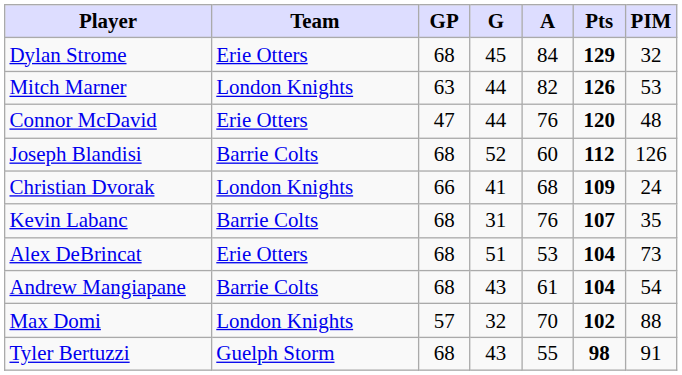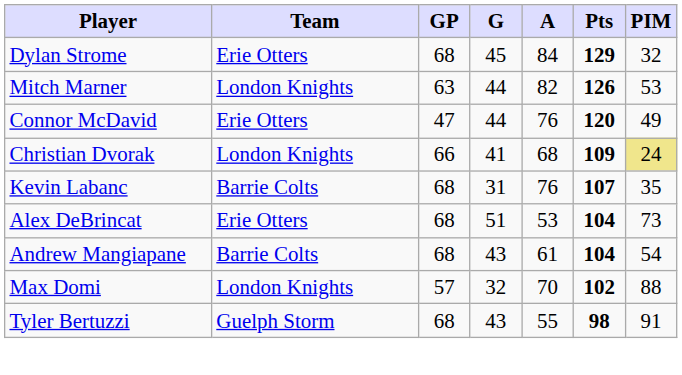(651, 120) 48 -> (651, 120) 49
- row: (76, 154)
(651, 187) no background -> (651, 154) khaki background
